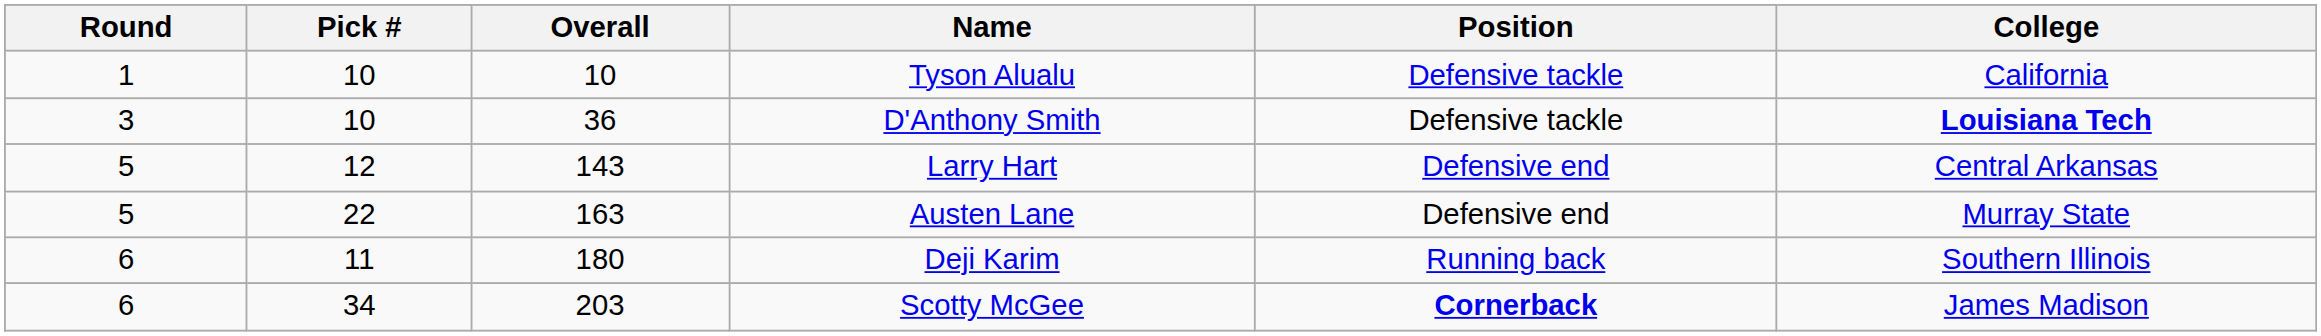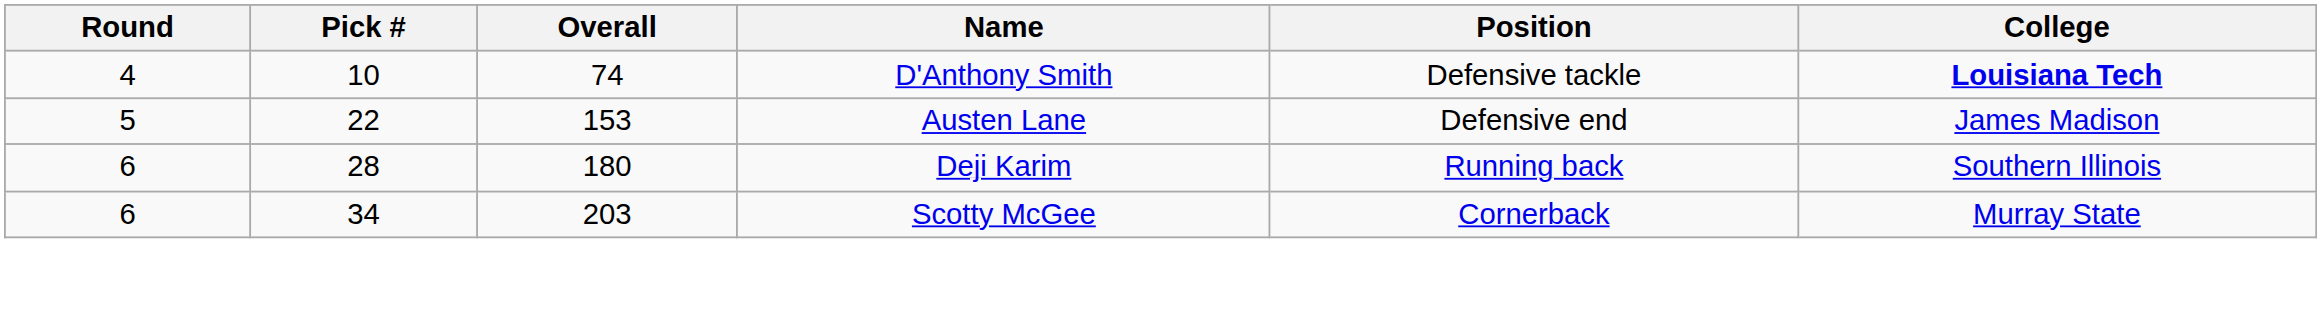- row: (992, 74)
(126, 120) 3 -> (128, 74) 4
(600, 120) 36 -> (607, 74) 74
- row: (992, 167)
(600, 213) 163 -> (607, 120) 153
(2046, 213) Murray State -> (2057, 120) James Madison
(359, 259) 11 -> (364, 167) 28
(1516, 306) bold -> (1534, 213) normal
(2046, 306) James Madison -> (2057, 213) Murray State
